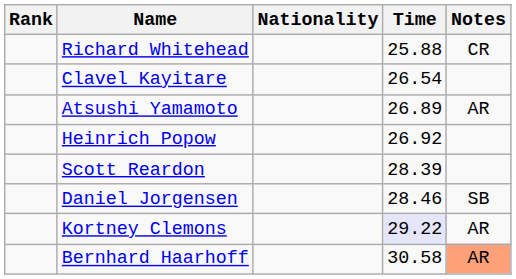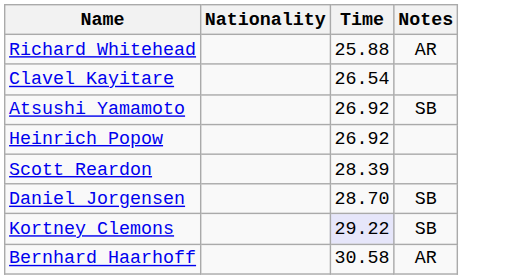- column: (31, 20)
(479, 50) CR -> (426, 50) AR
(415, 109) 26.89 -> (362, 109) 26.92
(479, 109) AR -> (426, 109) SB
(415, 199) 28.46 -> (362, 199) 28.70
(479, 229) AR -> (426, 229) SB
(479, 259) lightsalmon background -> (426, 259) no background
